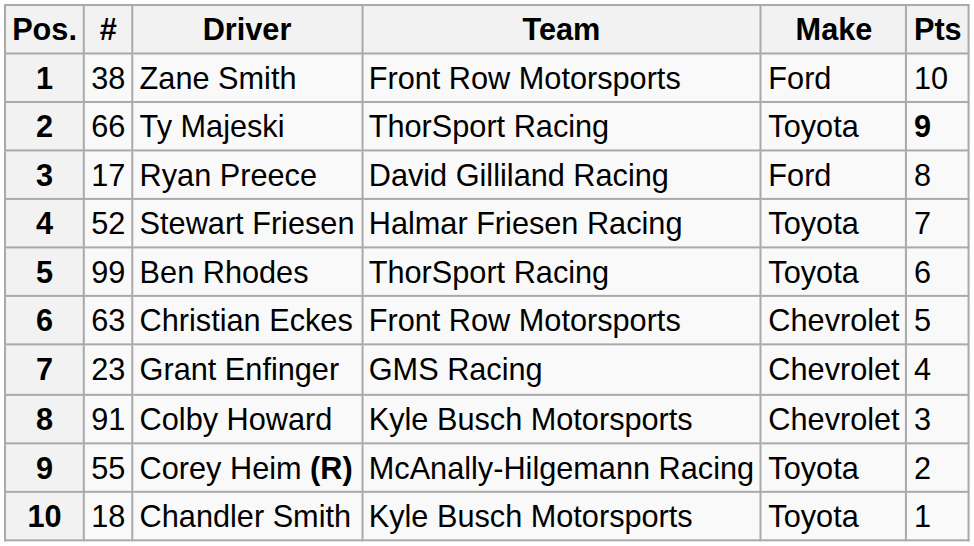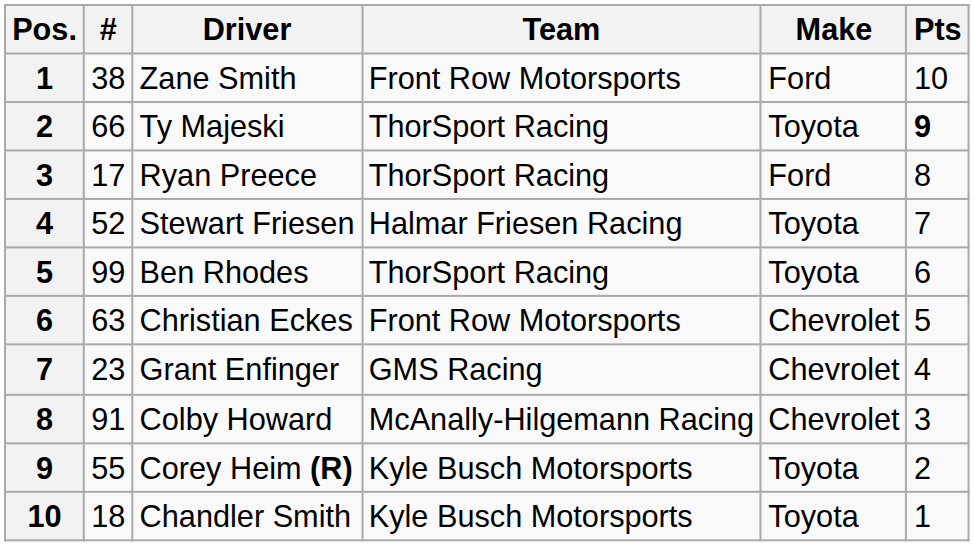(519, 175) David Gilliland Racing -> (489, 175) ThorSport Racing
(531, 418) Kyle Busch Motorsports -> (561, 418) McAnally-Hilgemann Racing
(561, 467) McAnally-Hilgemann Racing -> (531, 467) Kyle Busch Motorsports
